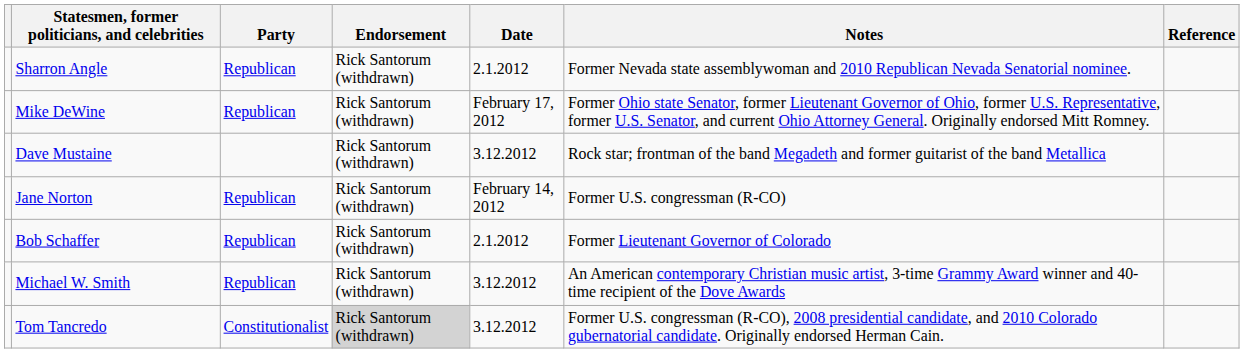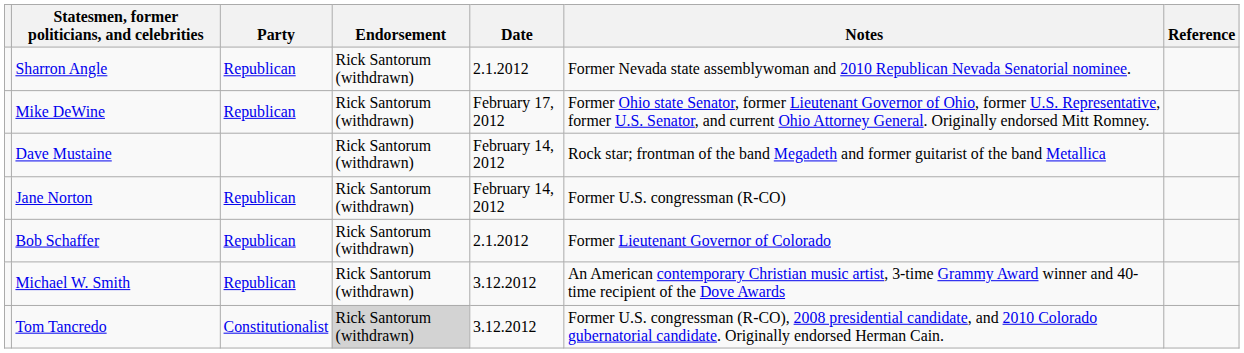(505, 154) 3.12.2012 -> (514, 154) February 14, 2012
